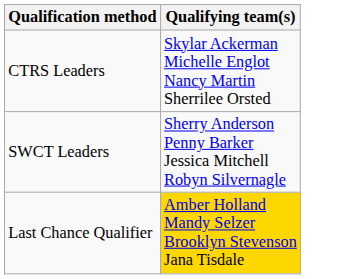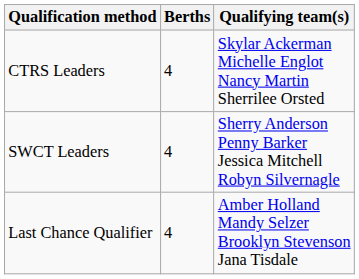+ column: (187, 17)
(230, 232) gold background -> (284, 232) no background
